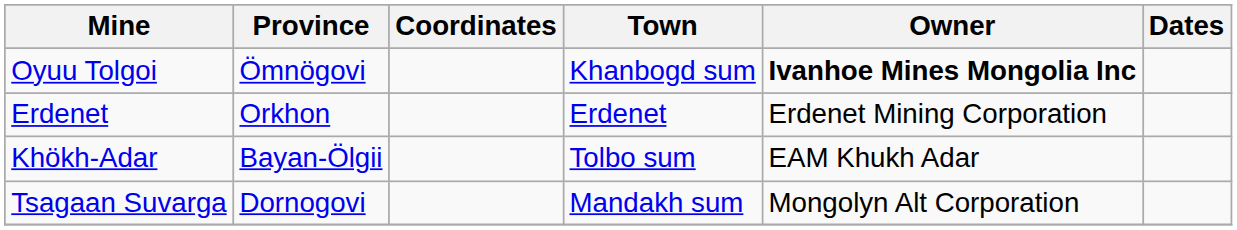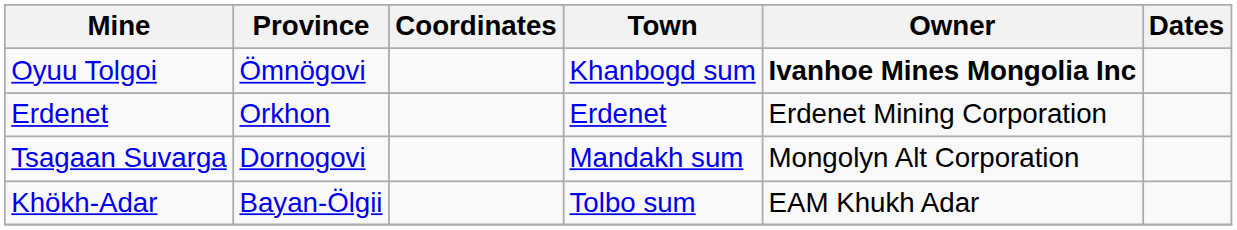rows swapped: (84, 158) <-> (119, 202)
